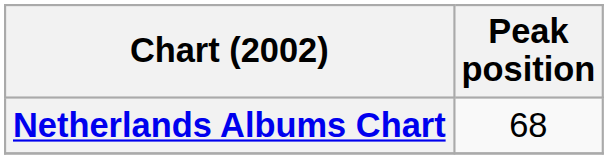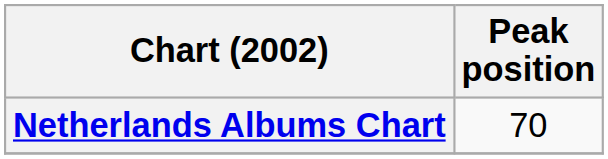(528, 125) 68 -> (528, 125) 70
